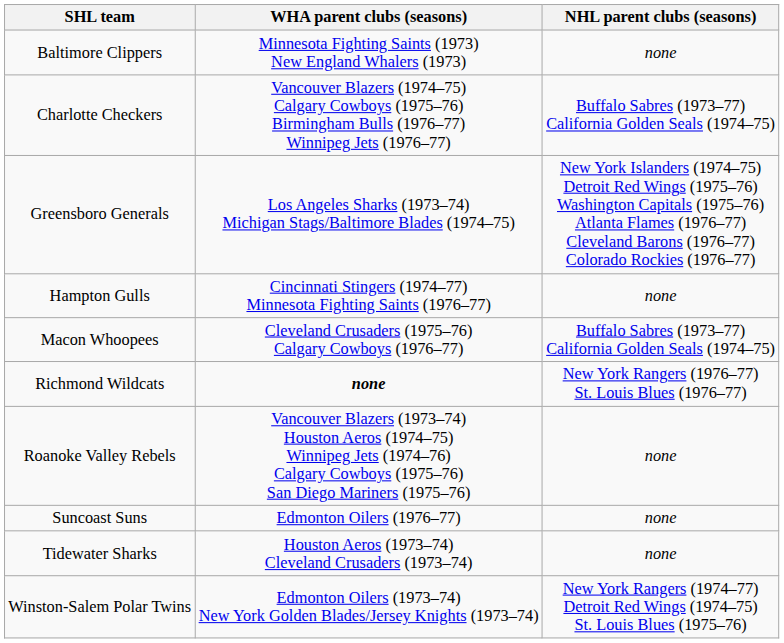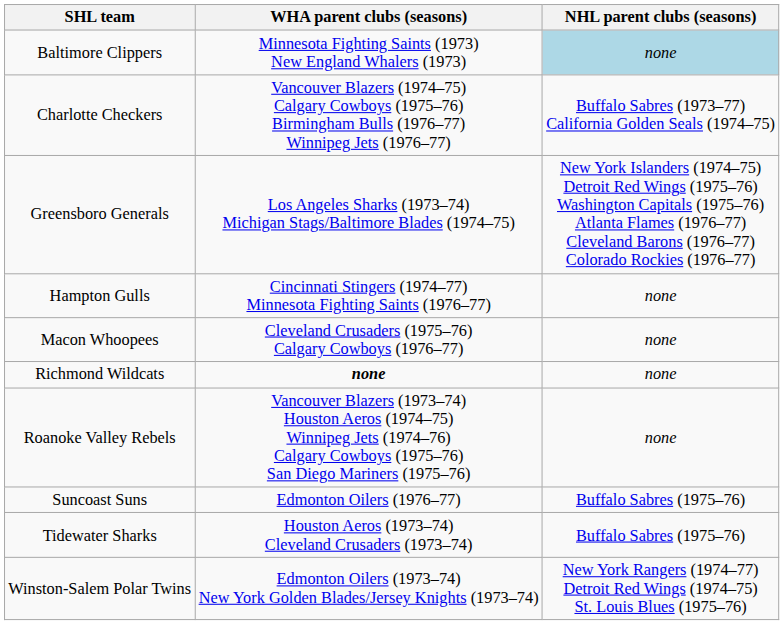(661, 52) no background -> (661, 52) lightblue background
(661, 339) Buffalo Sabres (1973–77) California Golden Seals (1974–75) -> (661, 339) none
(661, 383) New York Rangers (1976–77) St. Louis Blues (1976–77) -> (661, 374) none
(661, 518) none -> (661, 499) Buffalo Sabres (1975–76)
(661, 553) none -> (661, 534) Buffalo Sabres (1975–76)
